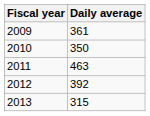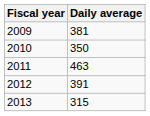(79, 31) 361 -> (79, 31) 381
(79, 84) 392 -> (79, 84) 391
